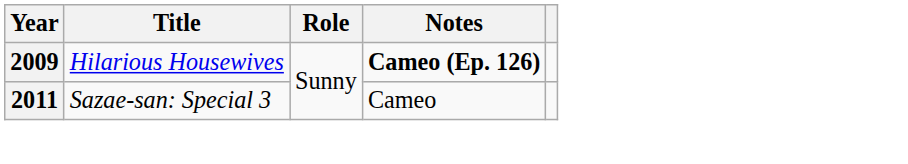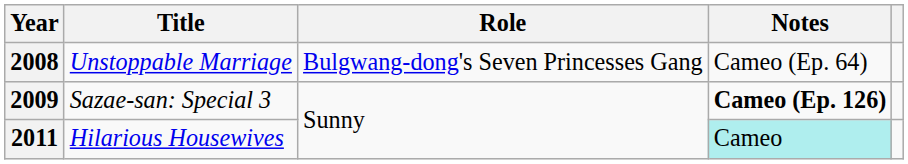+ row: (34, 61)
(177, 61) Hilarious Housewives -> (170, 100) Sazae-san: Special 3
(170, 100) Sazae-san: Special 3 -> (177, 138) Hilarious Housewives
(402, 100) no background -> (748, 138) paleturquoise background
